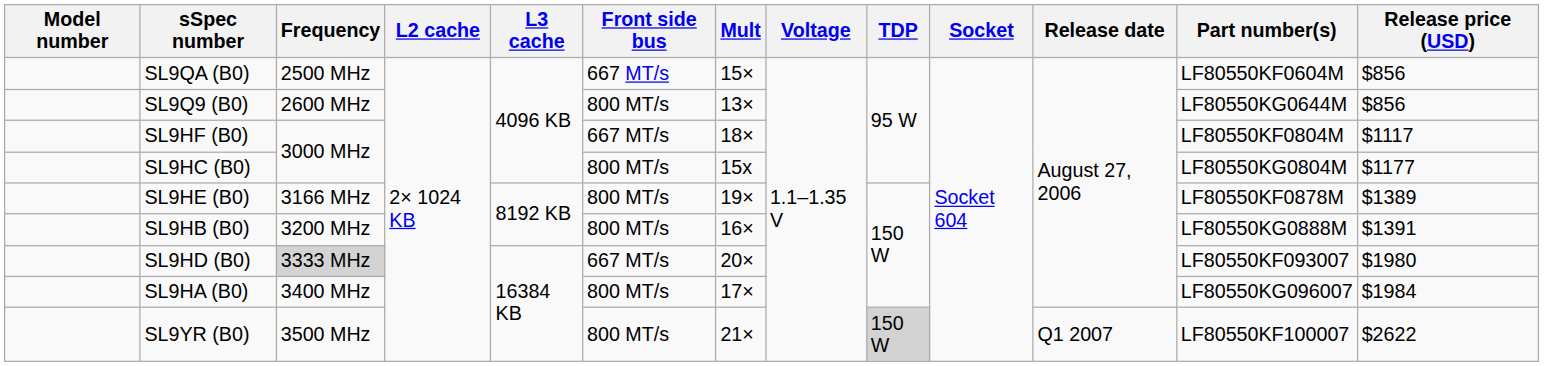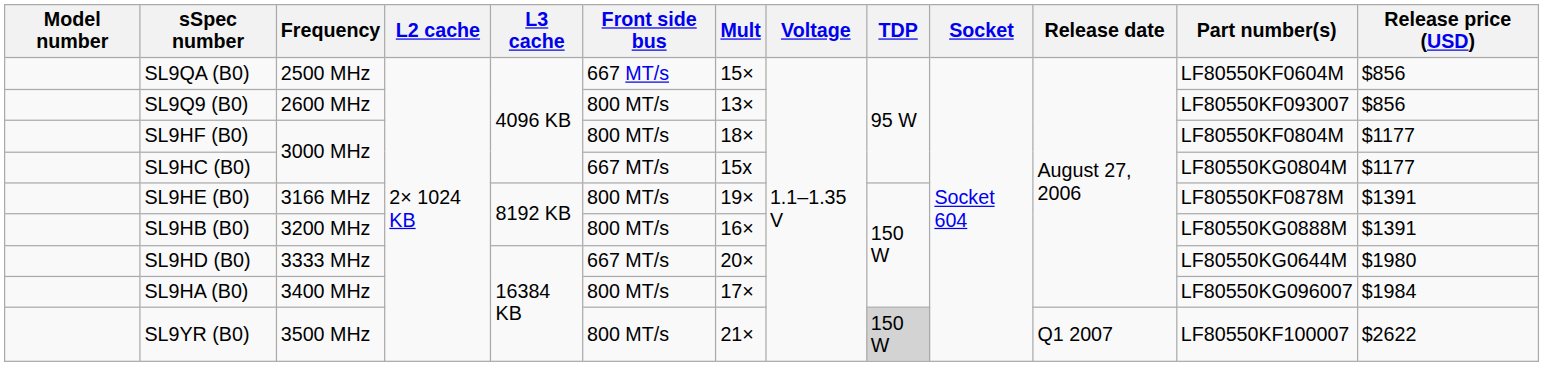(1264, 104) LF80550KG0644M -> (1265, 104) LF80550KF093007
(628, 135) 667 MT/s -> (628, 135) 800 MT/s
(1388, 135) $1117 -> (1388, 135) $1177
(628, 167) 800 MT/s -> (628, 167) 667 MT/s
(1389, 198) $1389 -> (1389, 198) $1391
(326, 260) lightgrey background -> (326, 260) no background
(1265, 260) LF80550KF093007 -> (1264, 260) LF80550KG0644M
